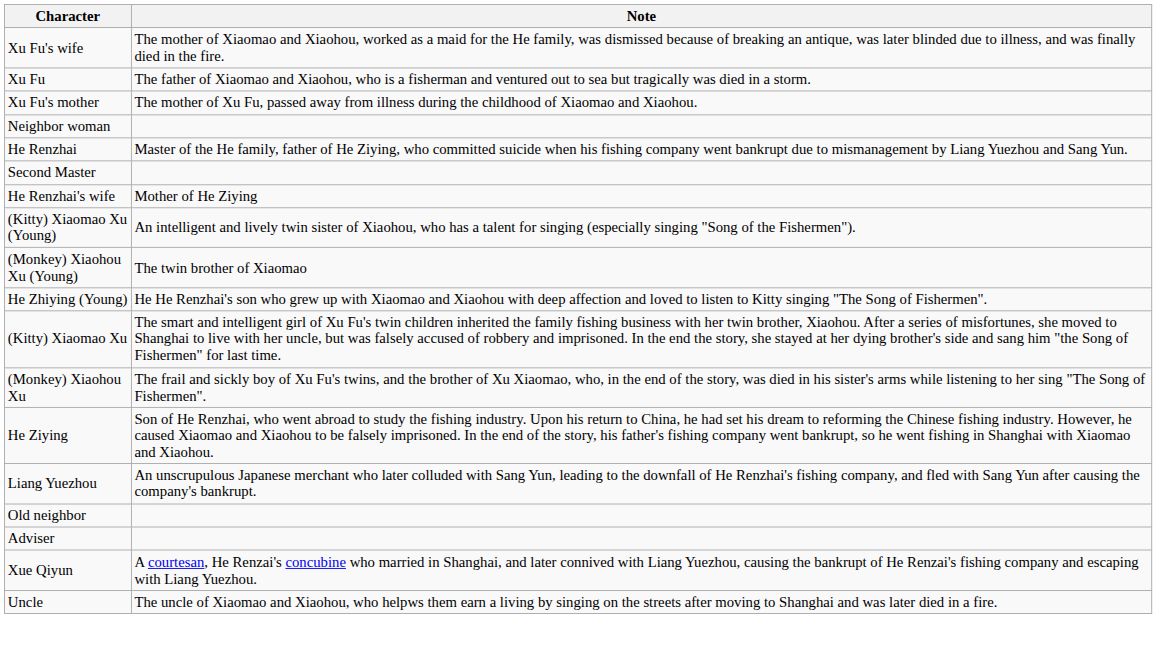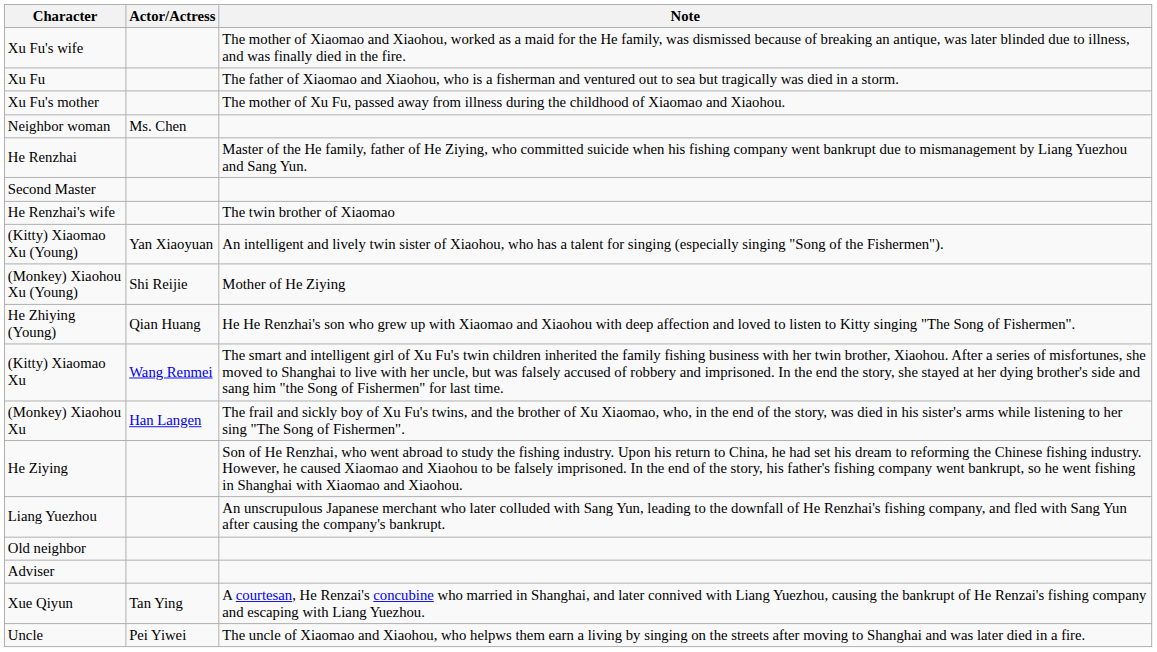+ column: (172, 16)
(196, 196) Mother of He Ziying -> (309, 212) The twin brother of Xiaomao
(221, 267) The twin brother of Xiaomao -> (284, 284) Mother of He Ziying
